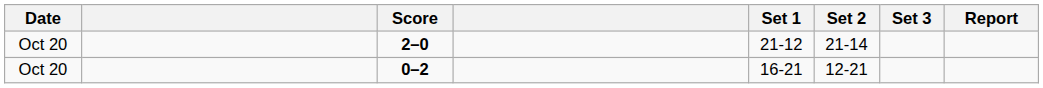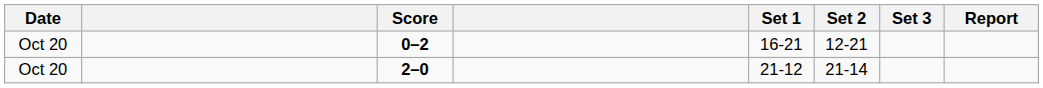rows swapped: (415, 44) <-> (415, 70)
